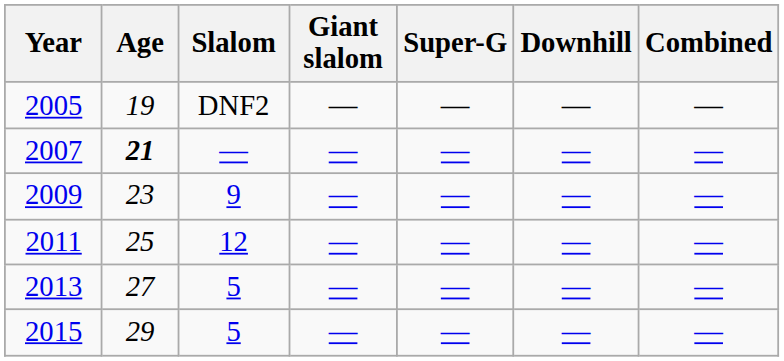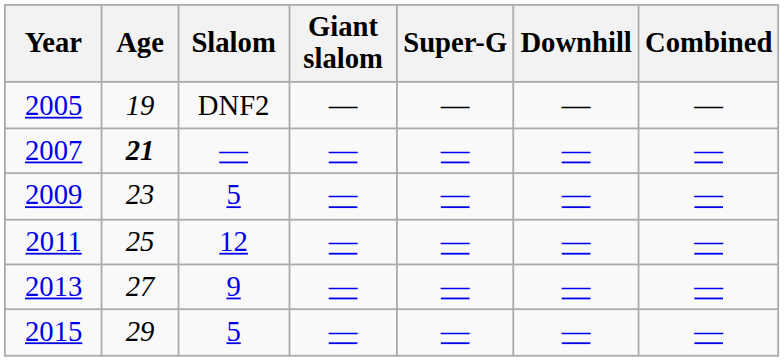(234, 195) 9 -> (234, 195) 5
(234, 286) 5 -> (234, 286) 9
